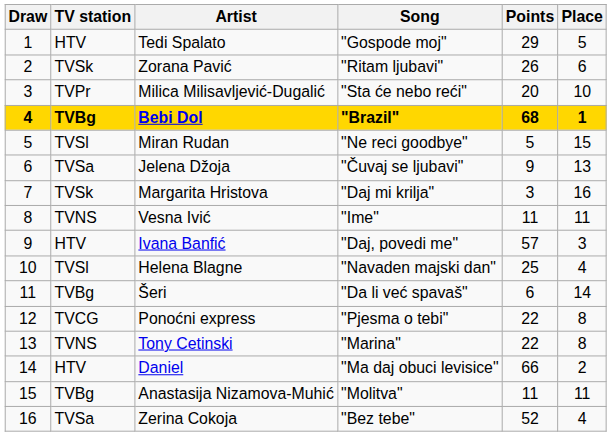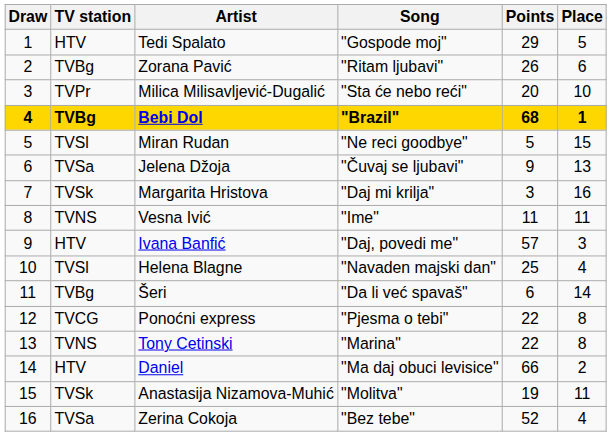(74, 67) TVSk -> (74, 67) TVBg
(74, 393) TVBg -> (74, 393) TVSk
(530, 393) 11 -> (530, 393) 19
